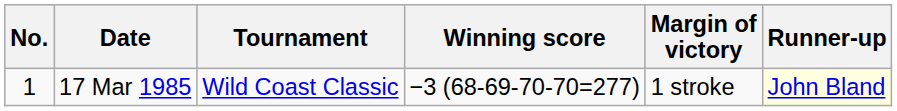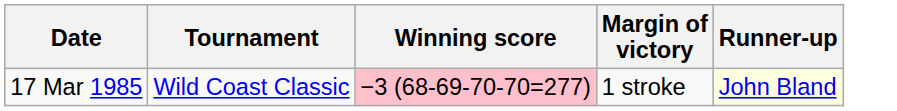- column: (29, 37)
(525, 87) no background -> (476, 87) pink background
